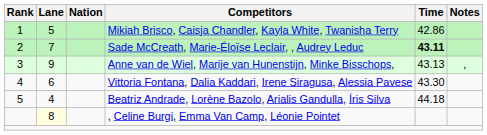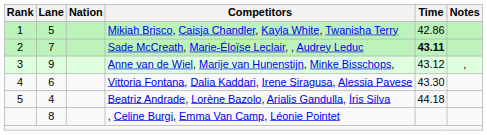(431, 64) 43.13 -> (431, 64) 43.12
(51, 116) lightyellow background -> (51, 116) no background
